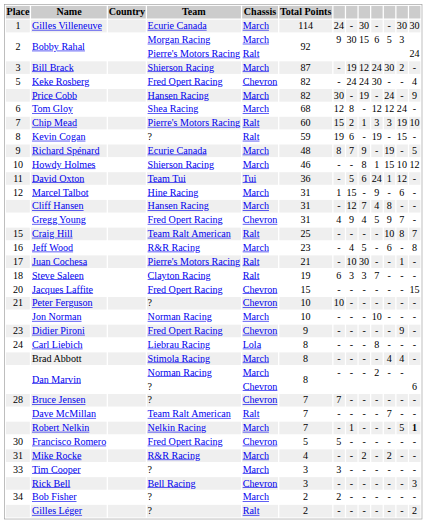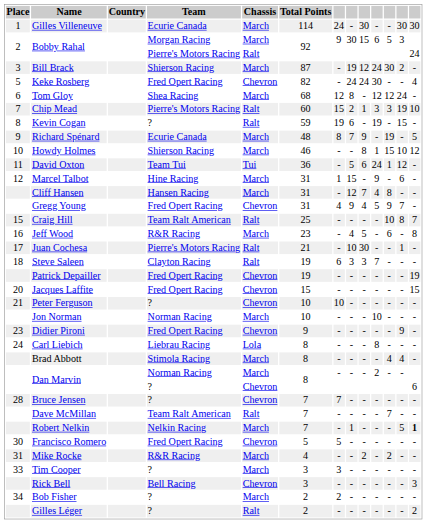- row: (55, 95)
+ row: (66, 275)
